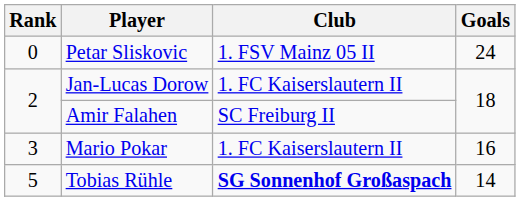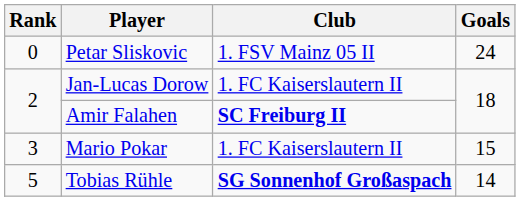(276, 116) normal -> (282, 116) bold
(485, 148) 16 -> (485, 148) 15
